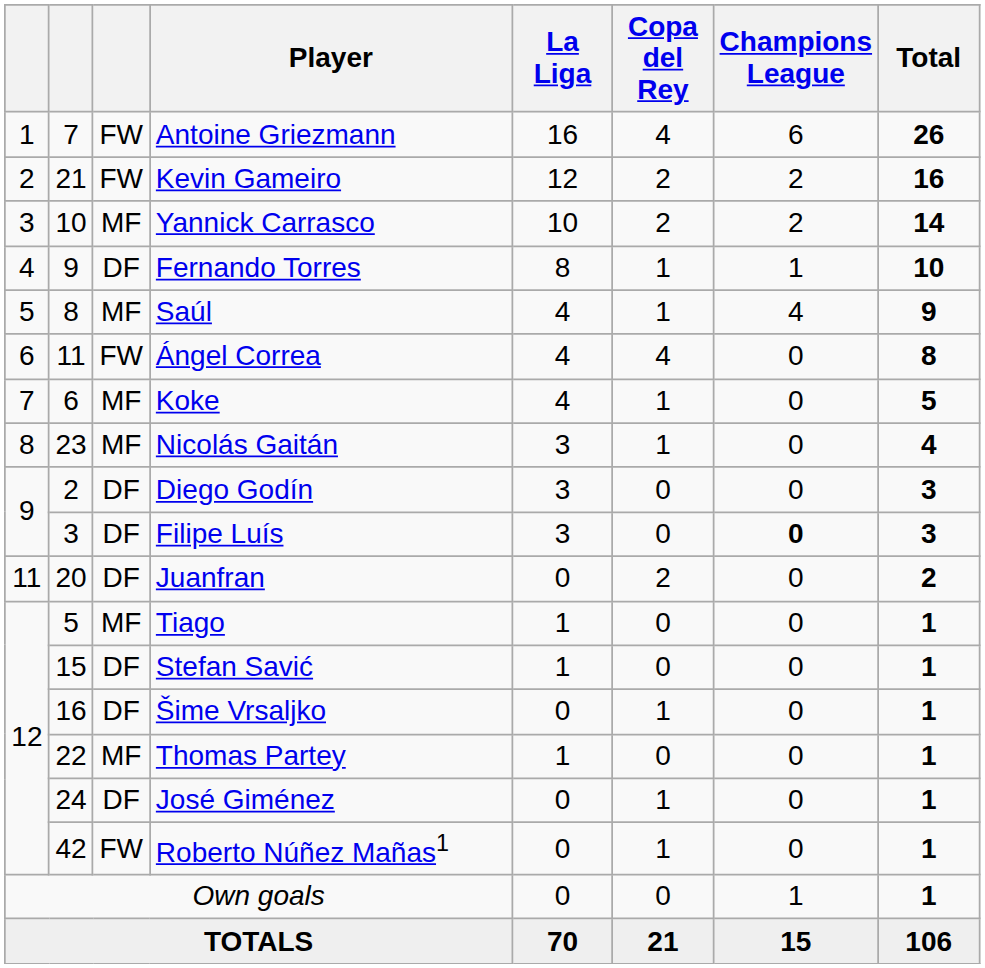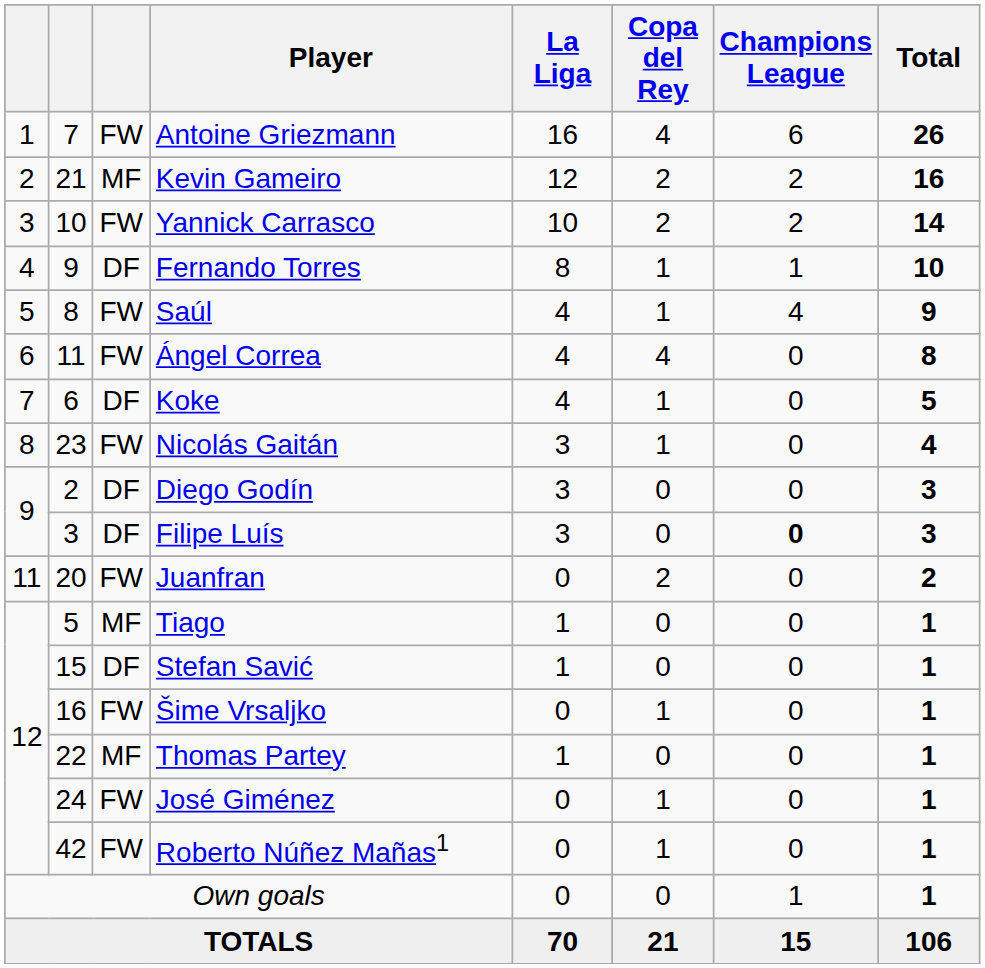(121, 178) FW -> (121, 178) MF
(121, 222) MF -> (121, 222) FW
(121, 311) MF -> (121, 311) FW
(121, 400) MF -> (121, 400) DF
(121, 444) MF -> (121, 444) FW
(121, 578) DF -> (121, 578) FW
(121, 711) DF -> (121, 711) FW
(121, 800) DF -> (121, 800) FW
